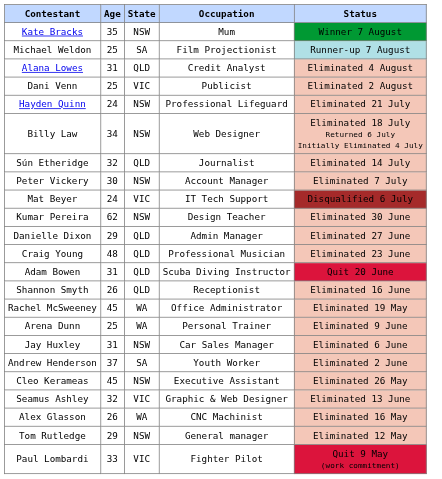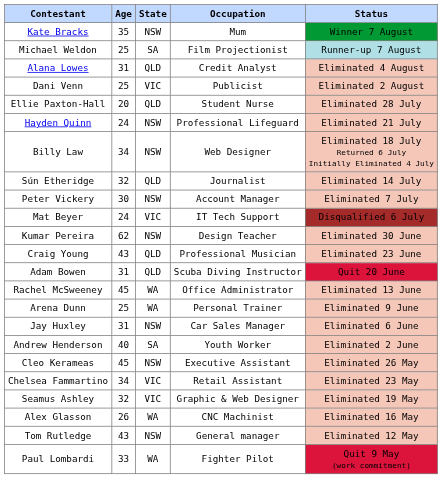+ row: (58, 104)
- row: (52, 235)
(112, 254) 48 -> (123, 254) 43
- row: (52, 290)
(360, 308) Eliminated 19 May -> (371, 290) Eliminated 13 June
(112, 363) 37 -> (123, 344) 40
+ row: (58, 381)
(360, 399) Eliminated 13 June -> (371, 399) Eliminated 19 May
(112, 435) 29 -> (123, 435) 43
(142, 459) VIC -> (153, 459) WA
